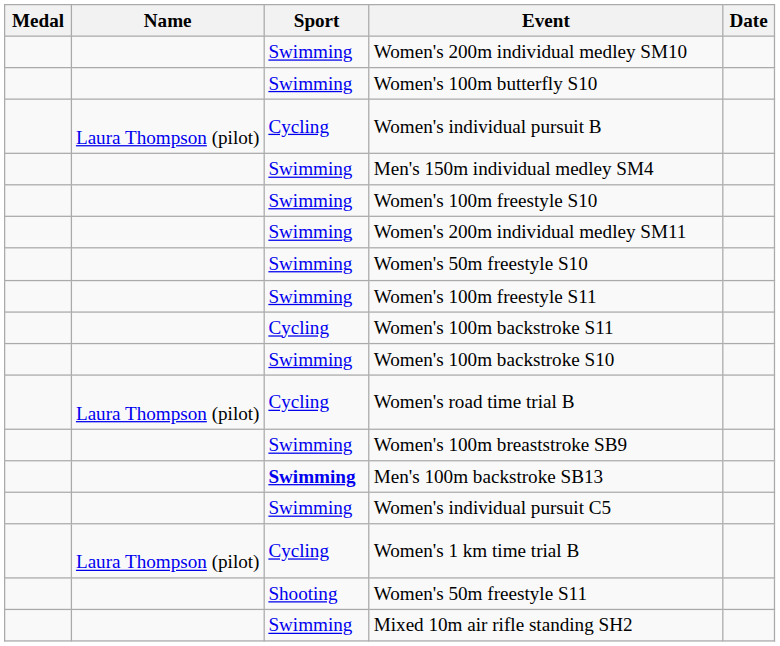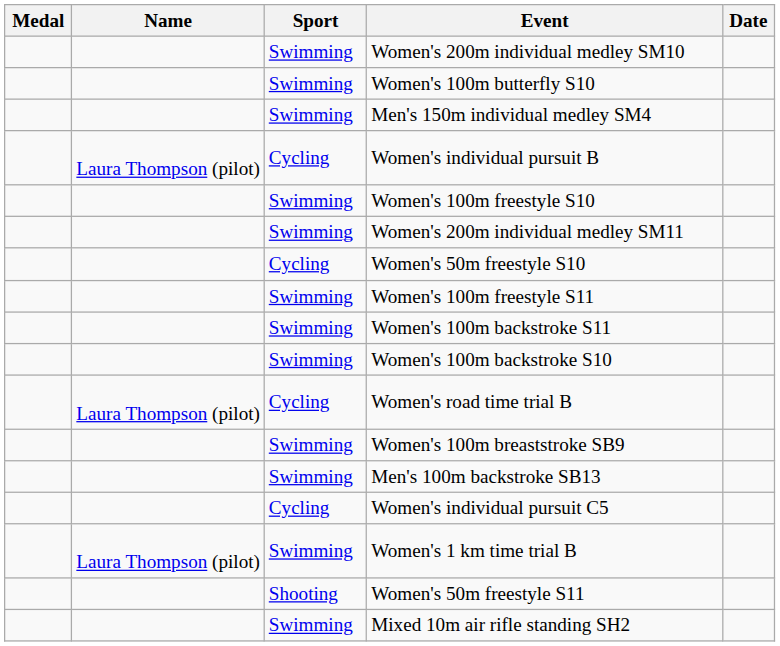rows swapped: (488, 126) <-> (514, 169)
(310, 264) Swimming -> (299, 264) Cycling
(299, 327) Cycling -> (311, 327) Swimming
(312, 476) bold -> (311, 476) normal
(310, 507) Swimming -> (299, 507) Cycling
(299, 550) Cycling -> (311, 550) Swimming
